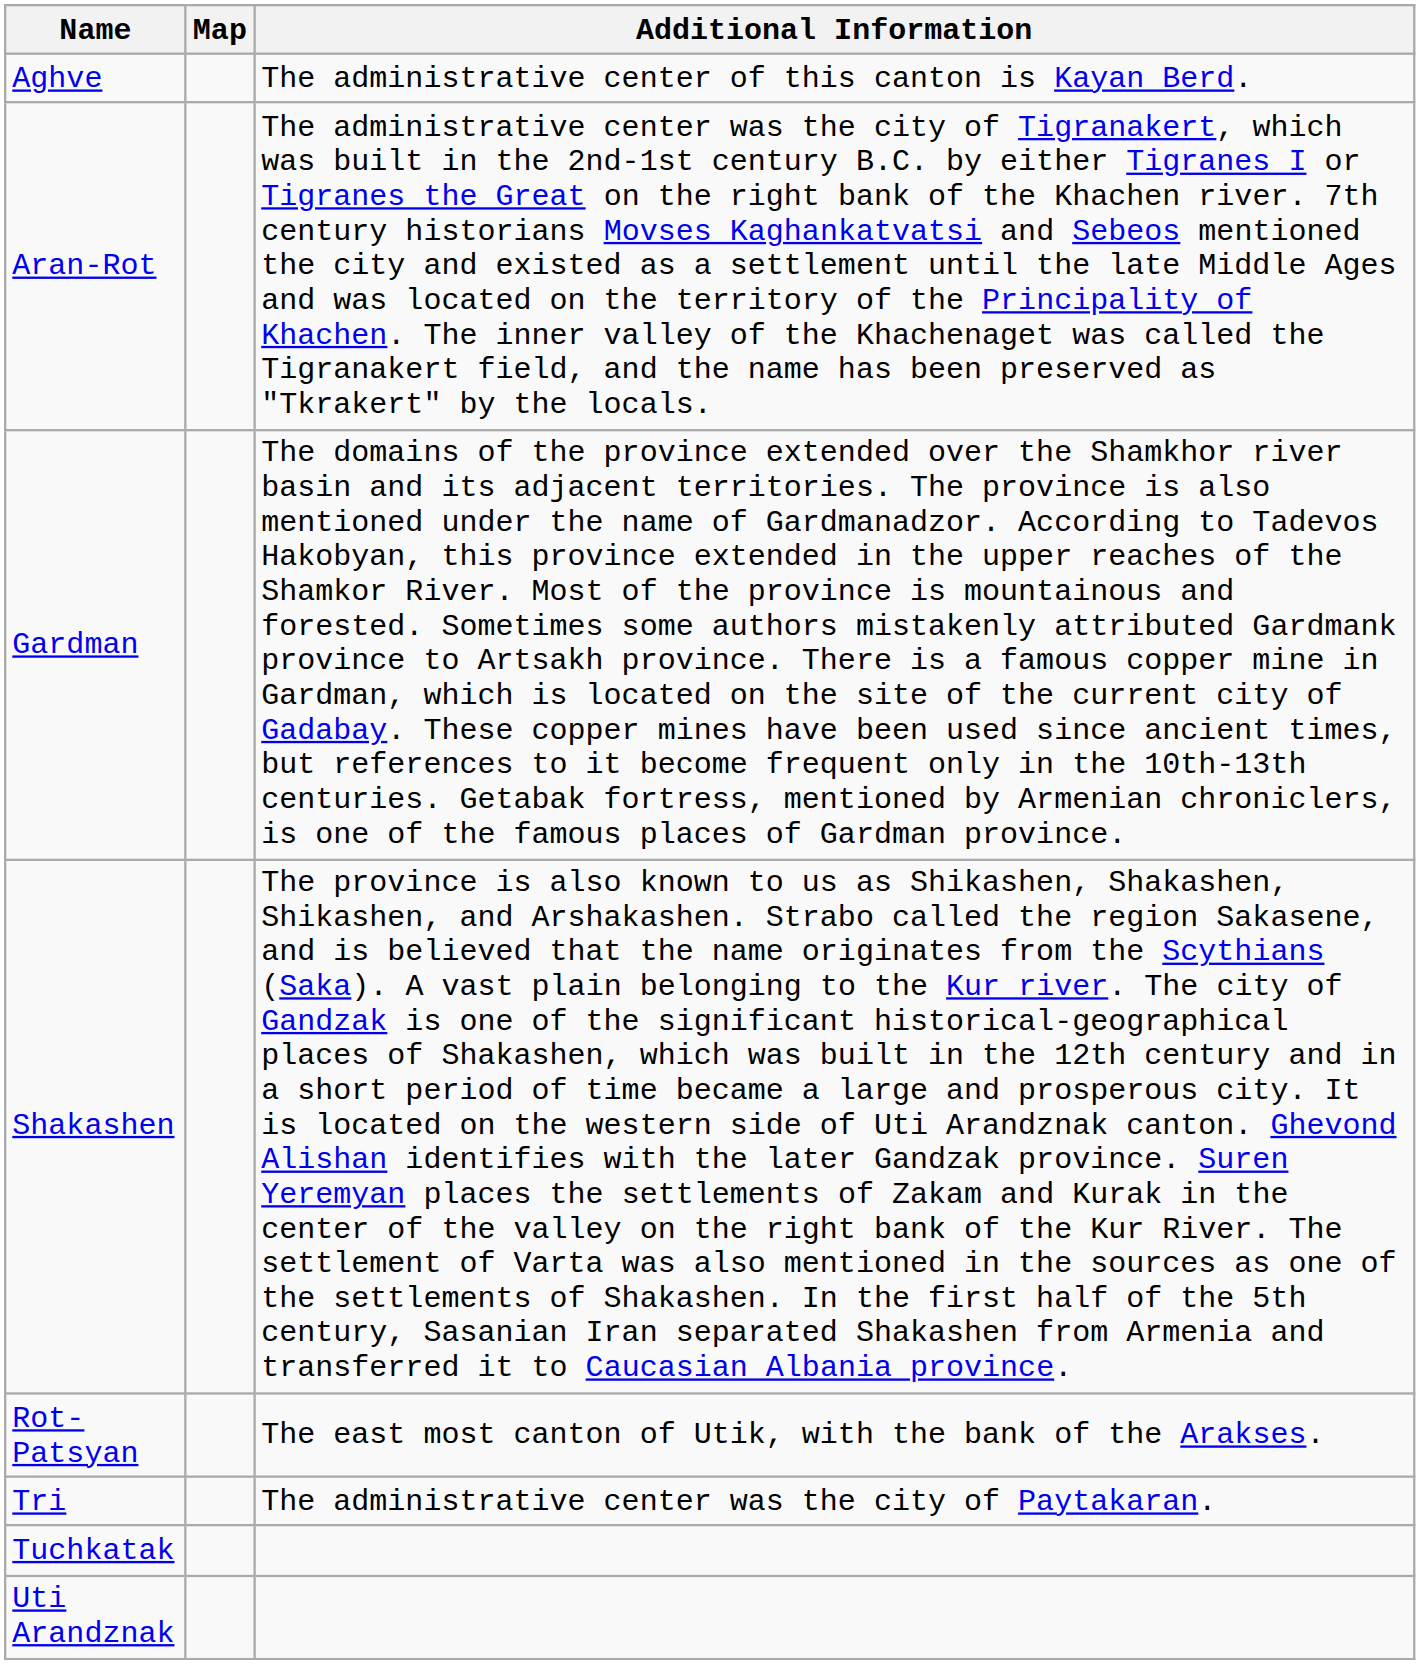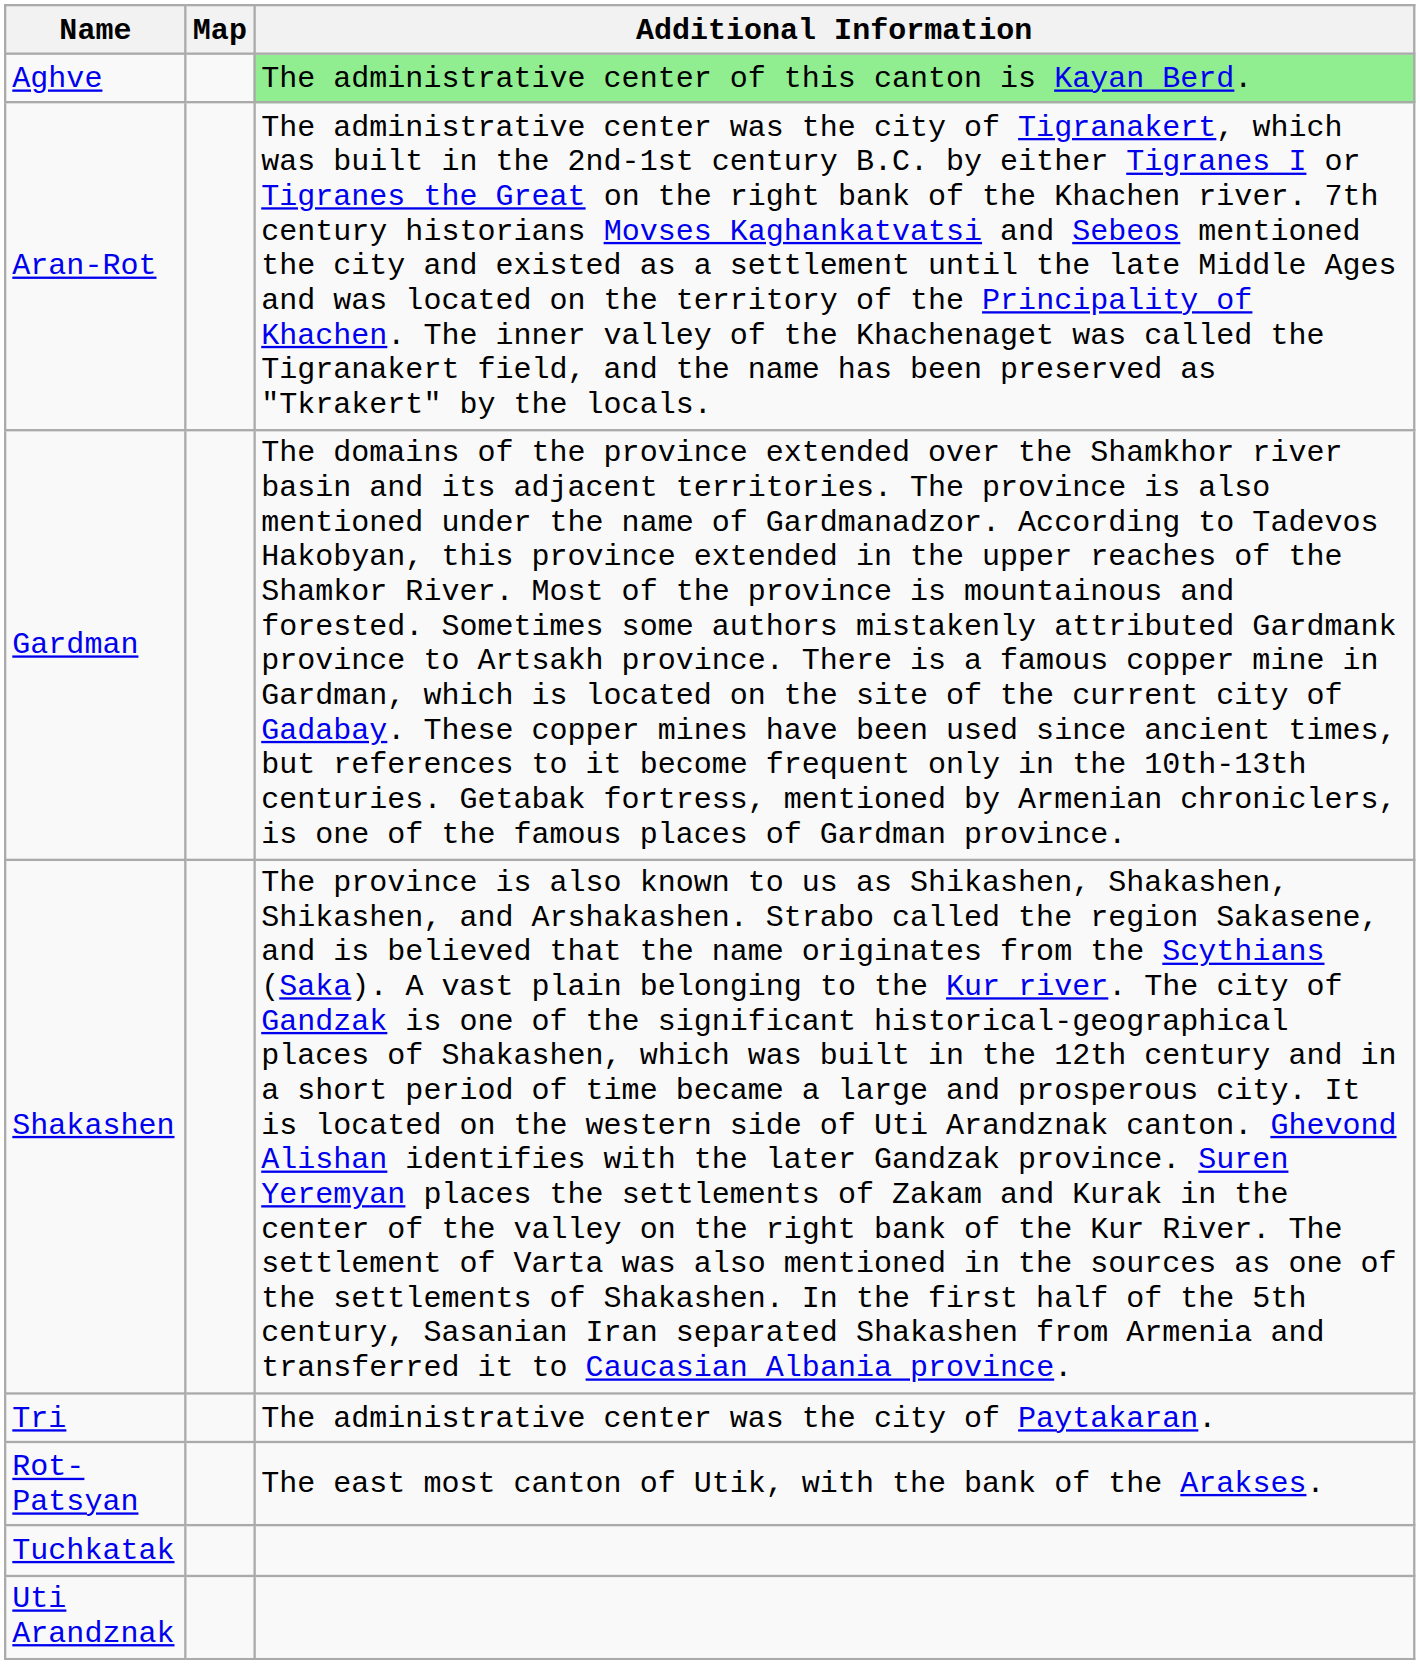(757, 79) no background -> (757, 79) lightgreen background
rows swapped: (75, 1435) <-> (39, 1501)
